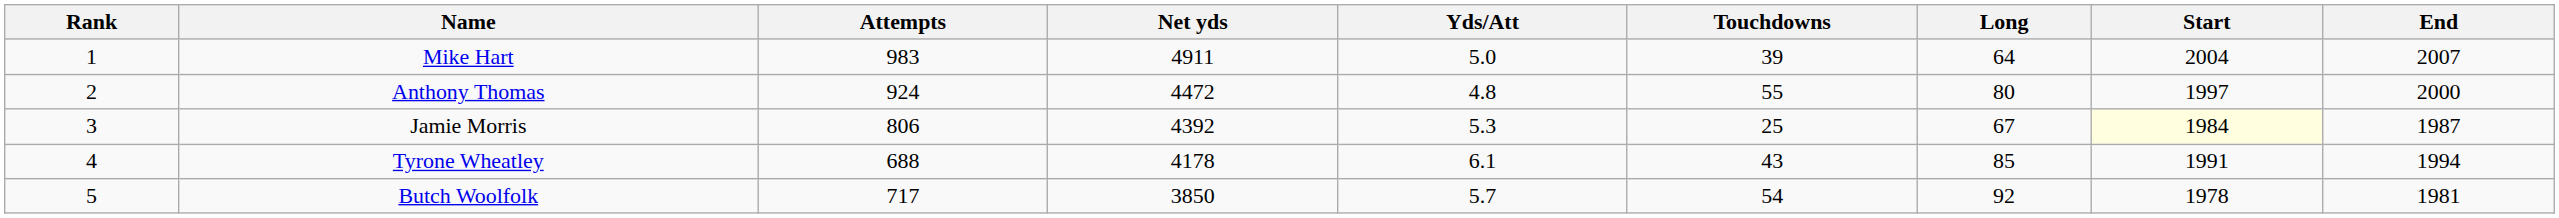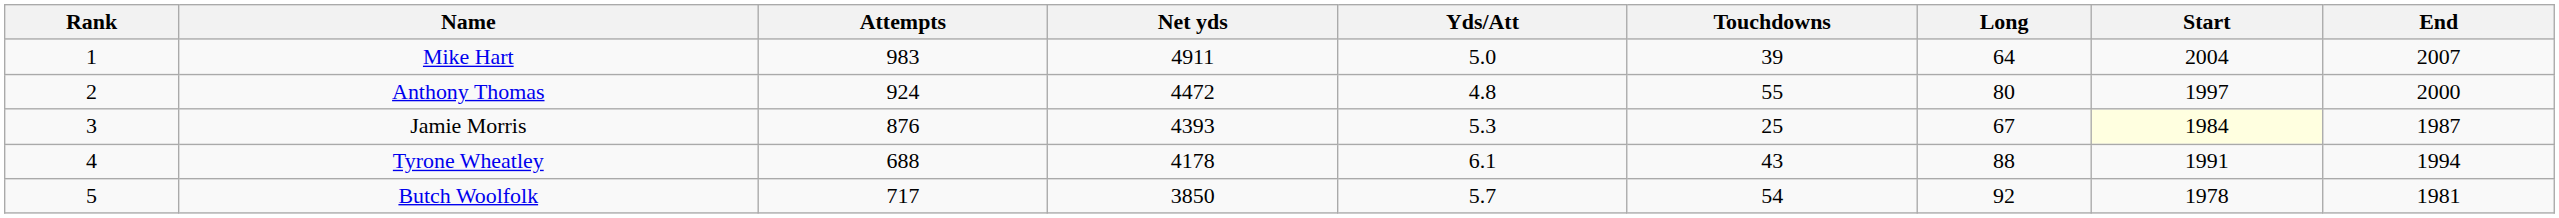(903, 126) 806 -> (903, 126) 876
(1193, 126) 4392 -> (1193, 126) 4393
(2004, 160) 85 -> (2004, 160) 88
